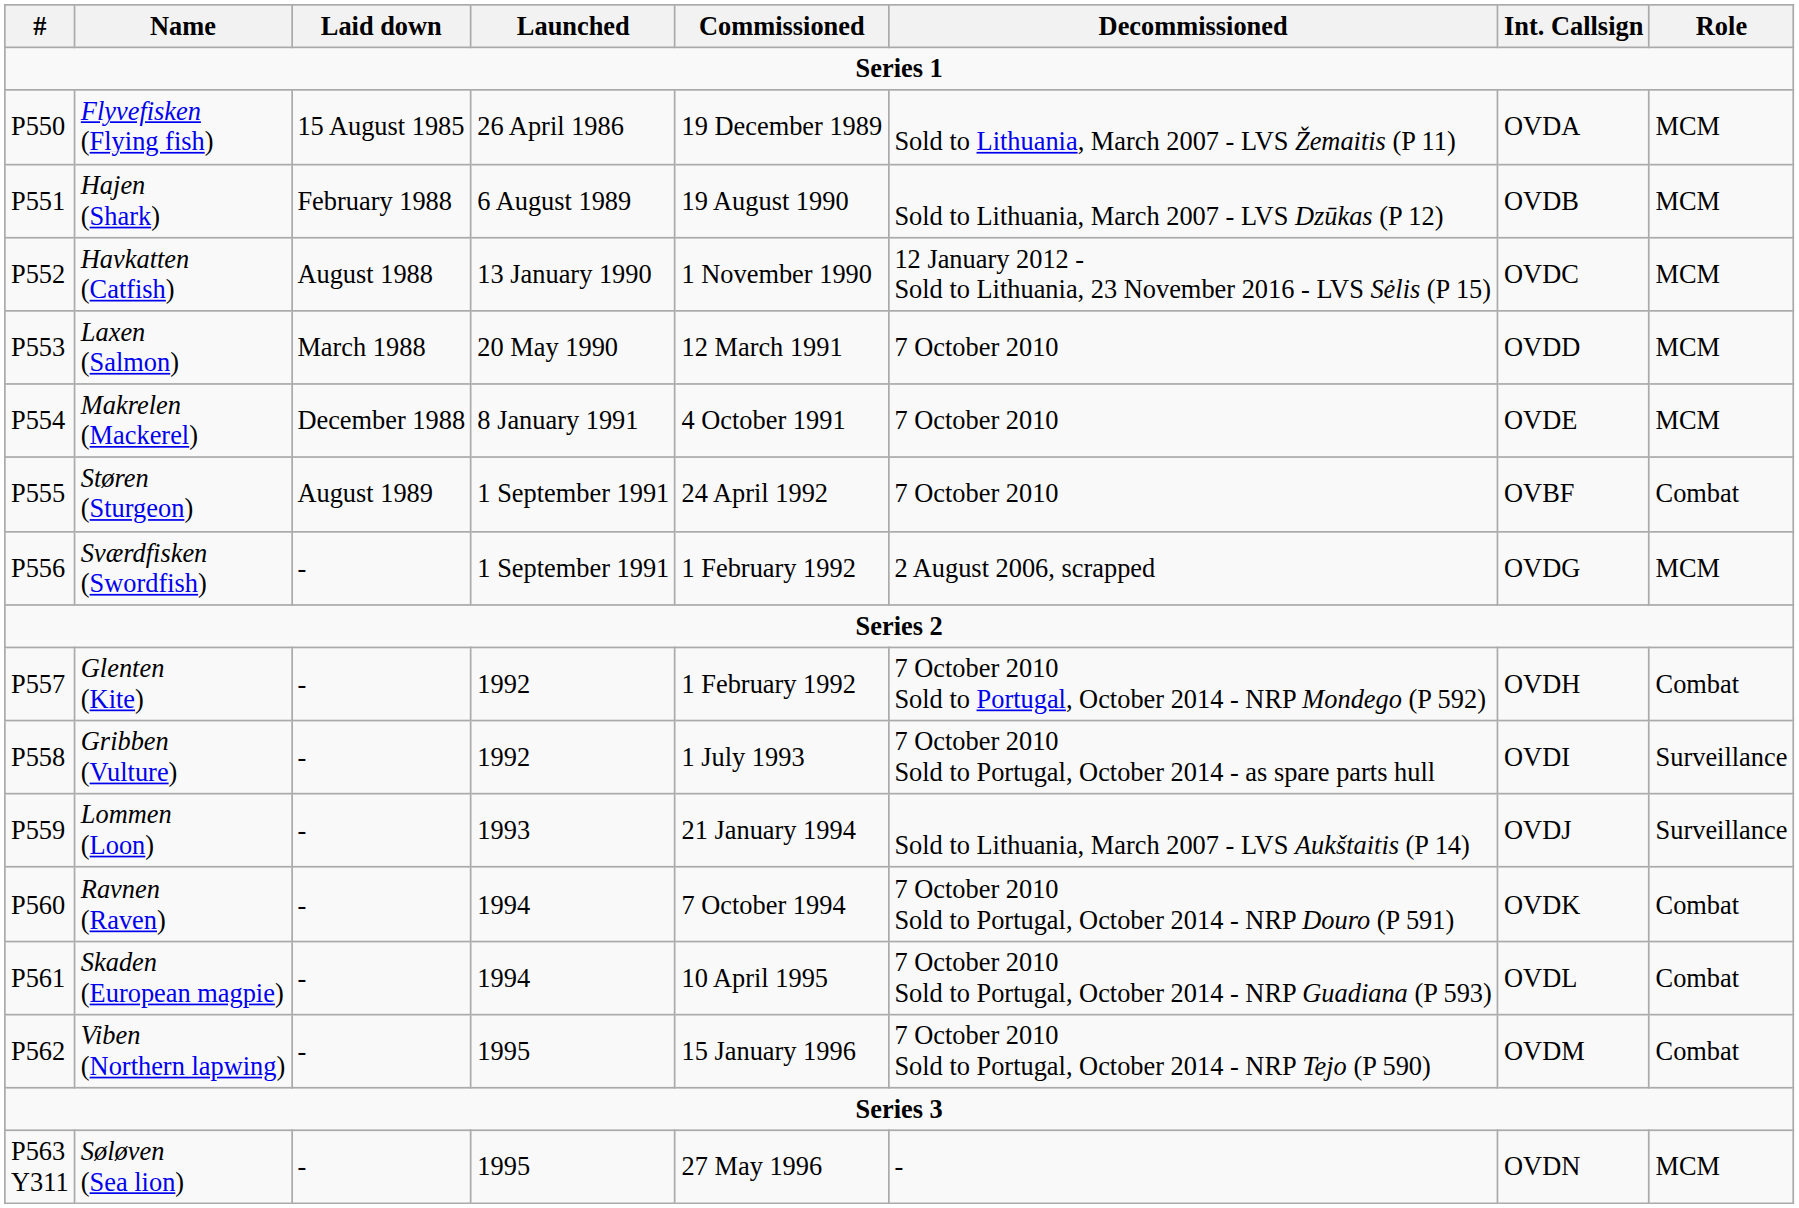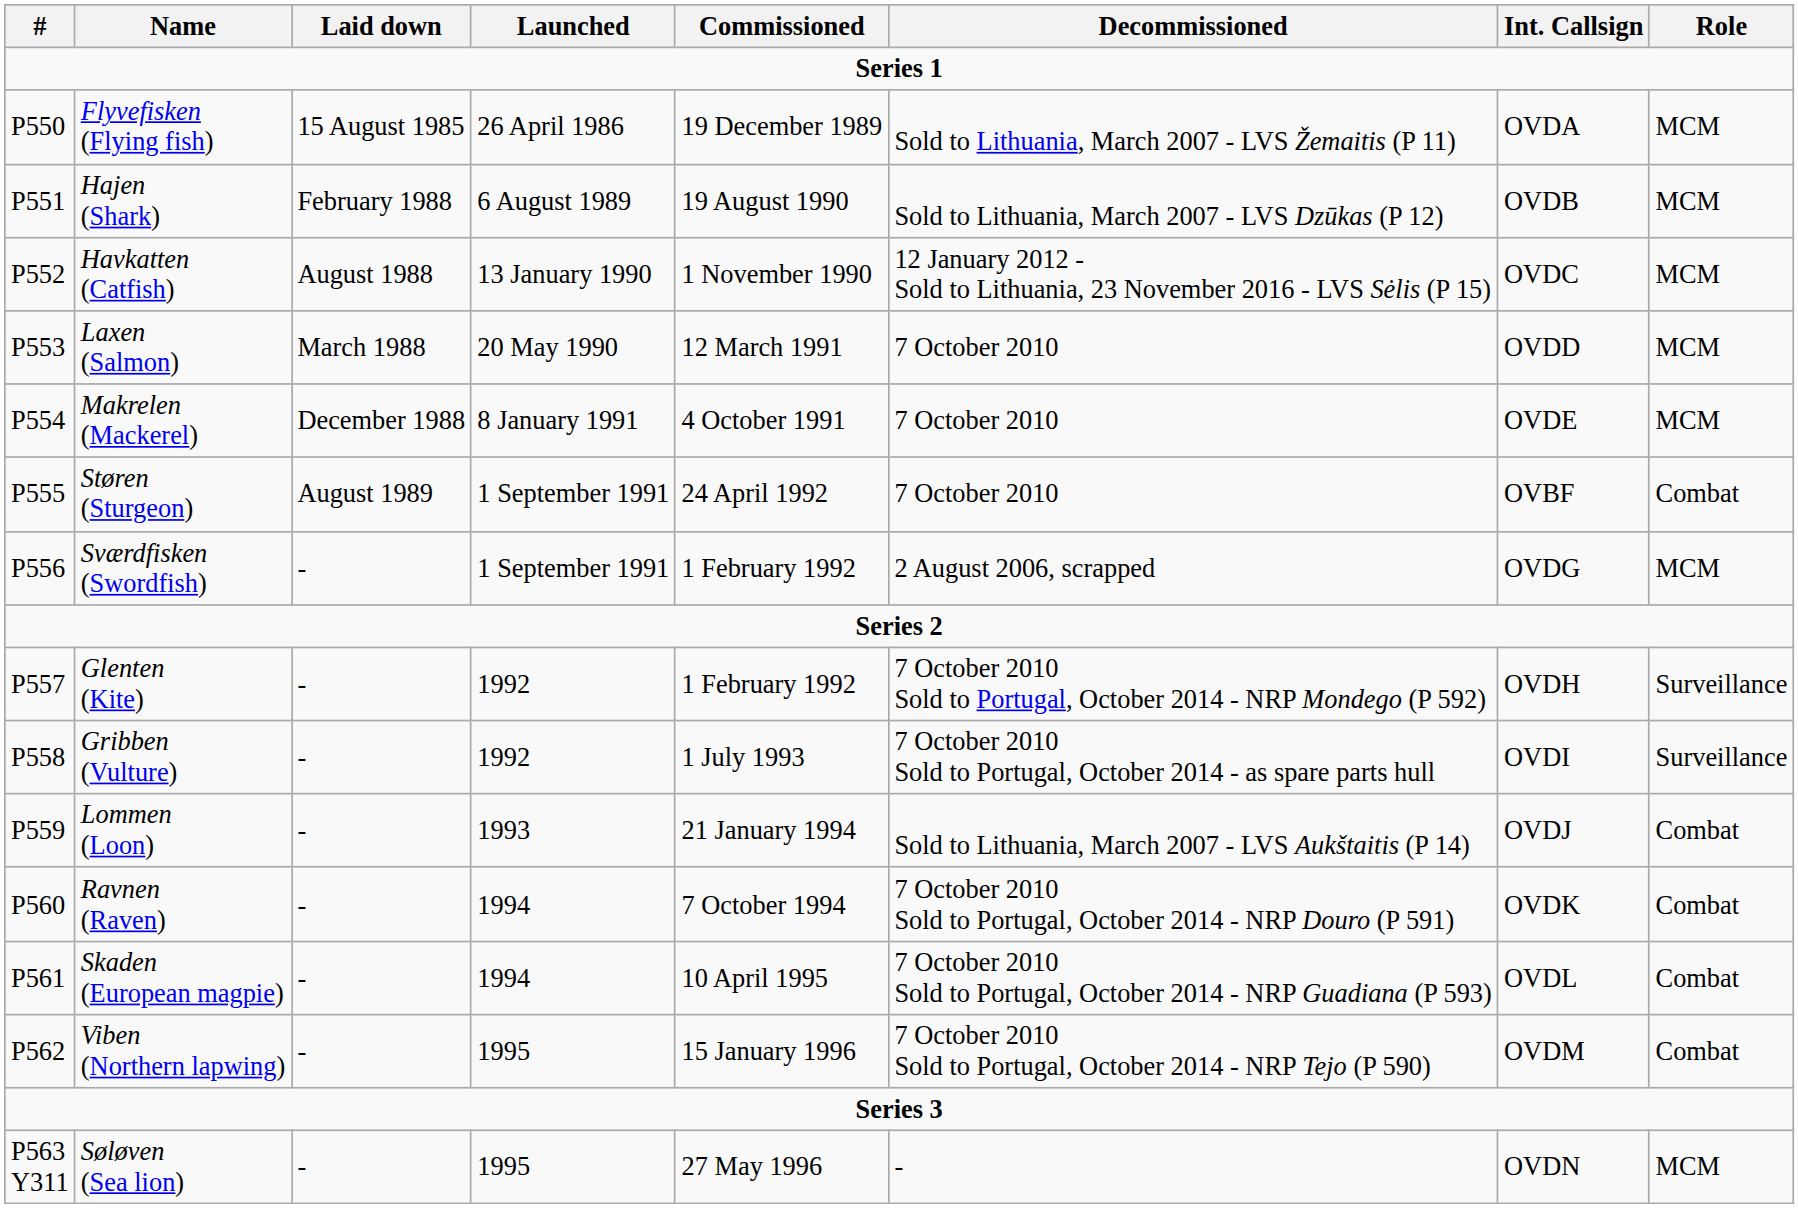(1697, 683) Combat -> (1721, 683) Surveillance
(1721, 829) Surveillance -> (1697, 829) Combat
